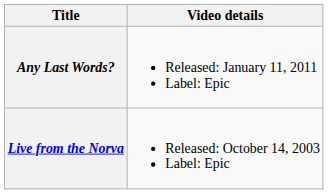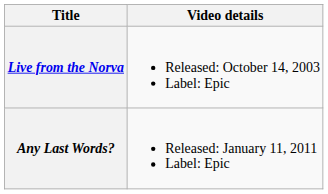rows swapped: (66, 148) <-> (66, 67)
